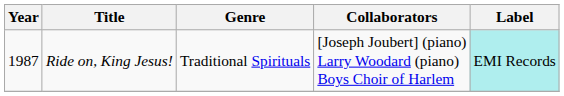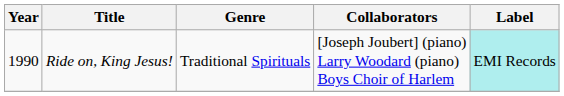(23, 60) 1987 -> (23, 60) 1990
